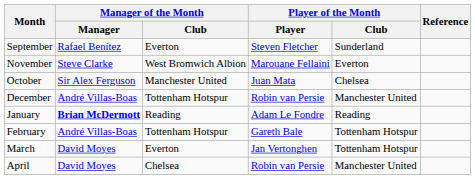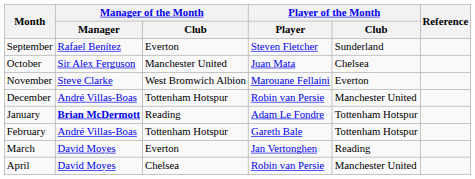rows swapped: (24, 81) <-> (29, 64)
(353, 115) Reading -> (376, 115) Tottenham Hotspur
(376, 149) Tottenham Hotspur -> (353, 149) Reading
